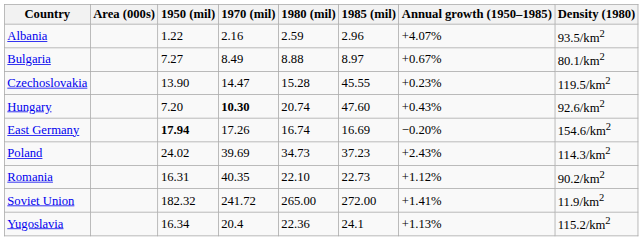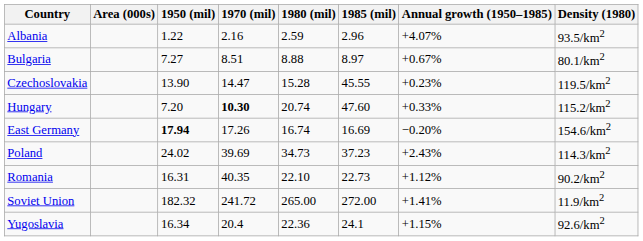(232, 59) 8.49 -> (232, 59) 8.51
(422, 106) +0.43% -> (422, 106) +0.33%
(581, 106) 92.6/km2 -> (584, 106) 115.2/km2
(422, 223) +1.13% -> (422, 223) +1.15%
(584, 224) 115.2/km2 -> (581, 224) 92.6/km2
